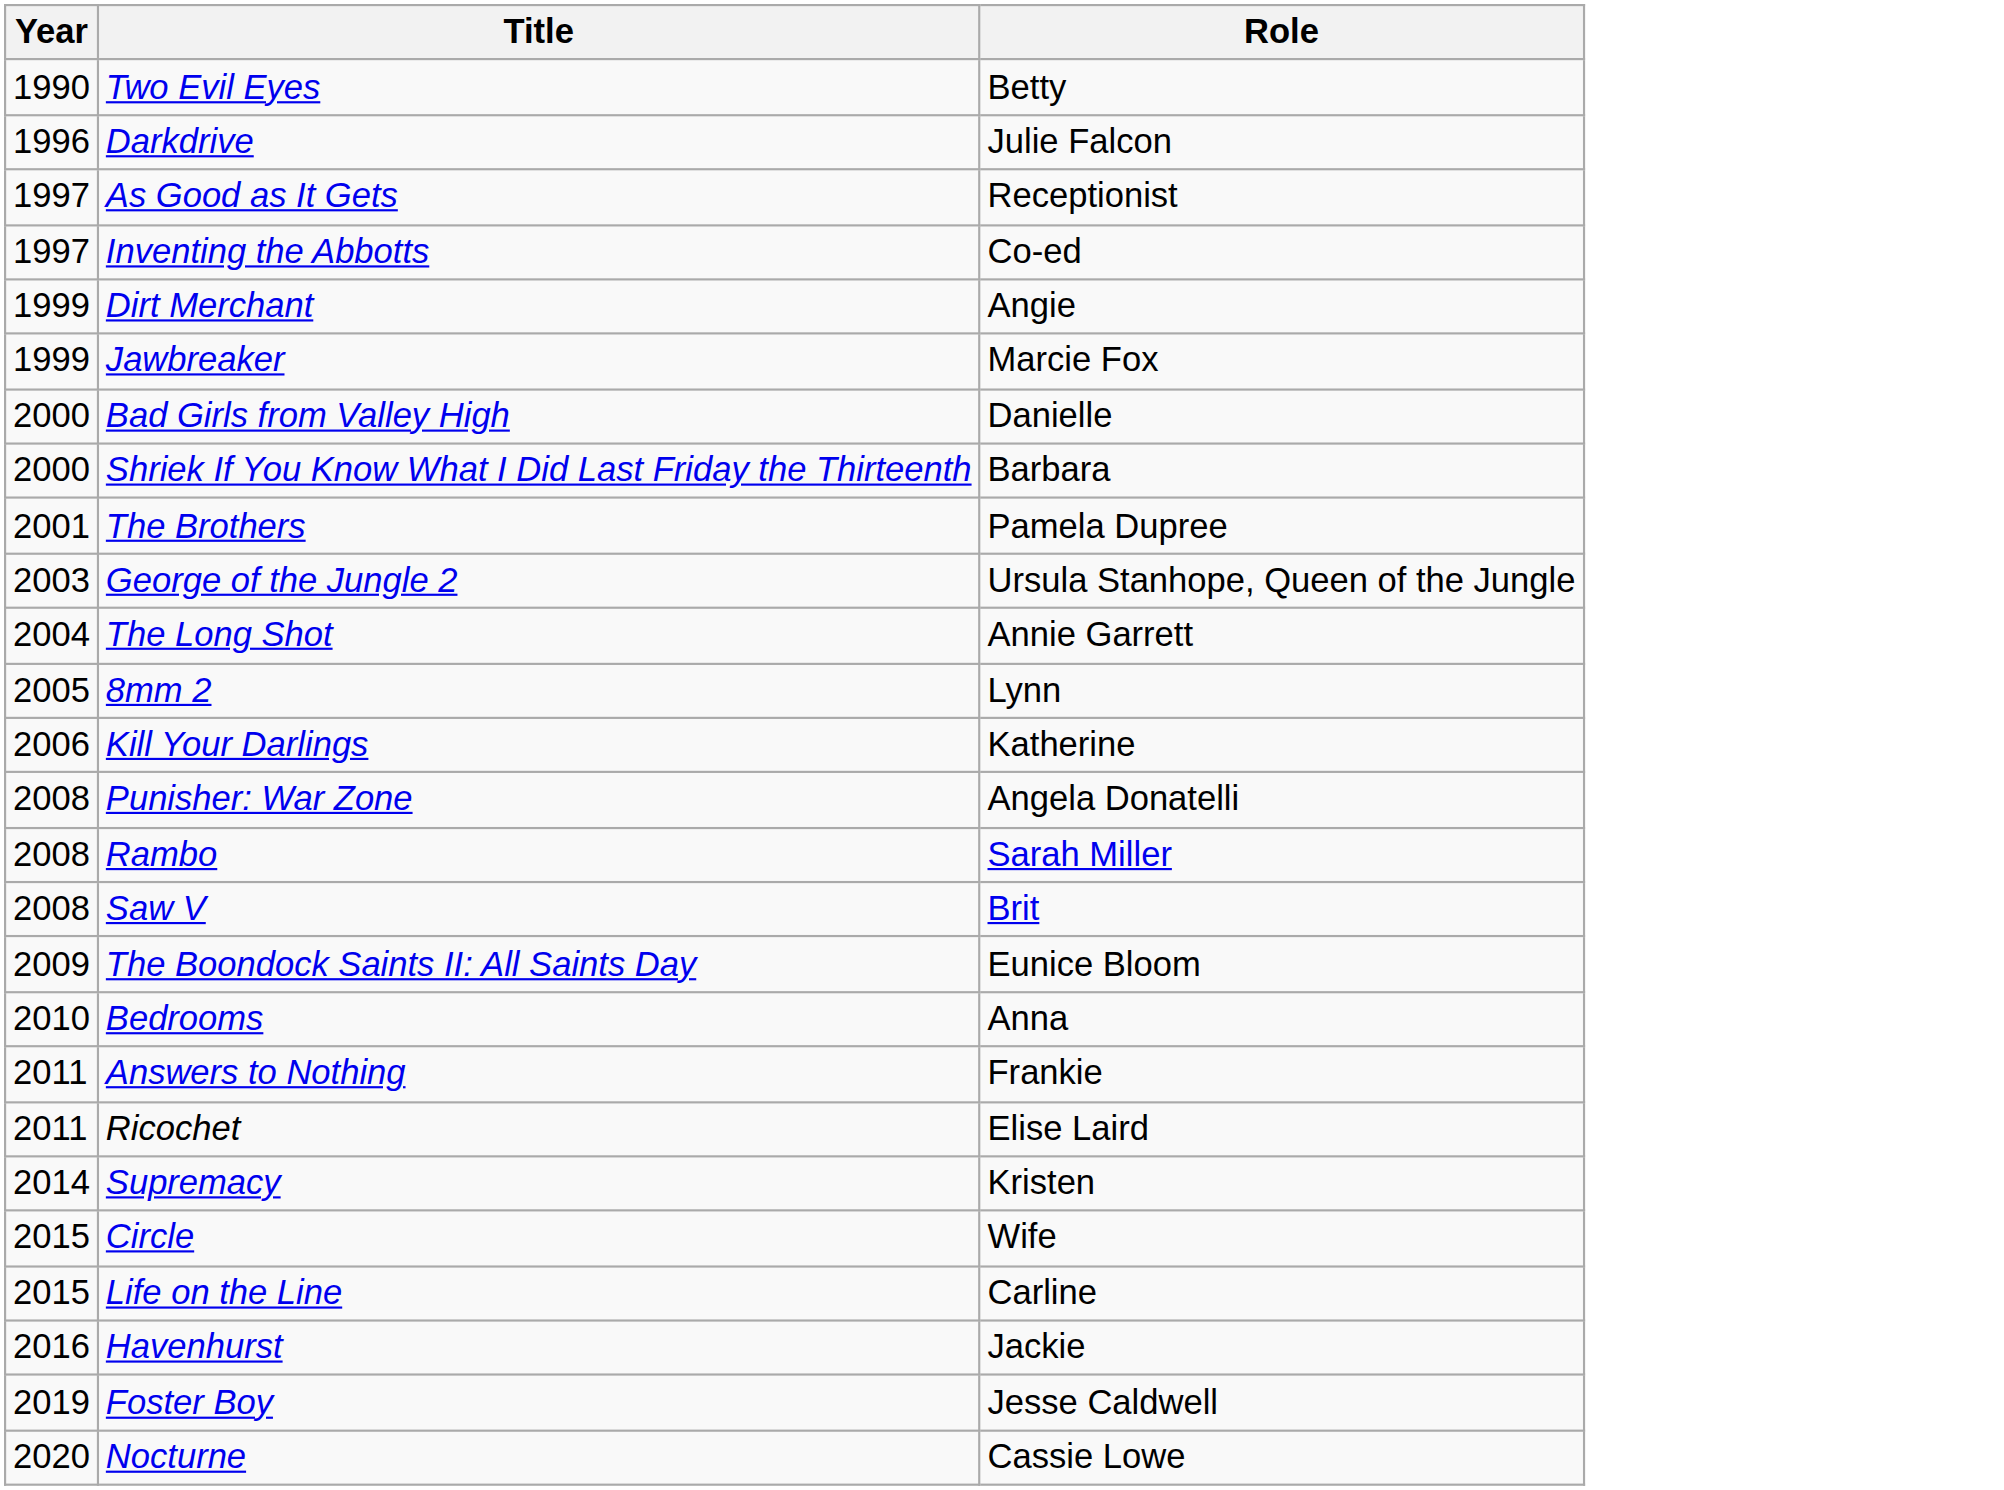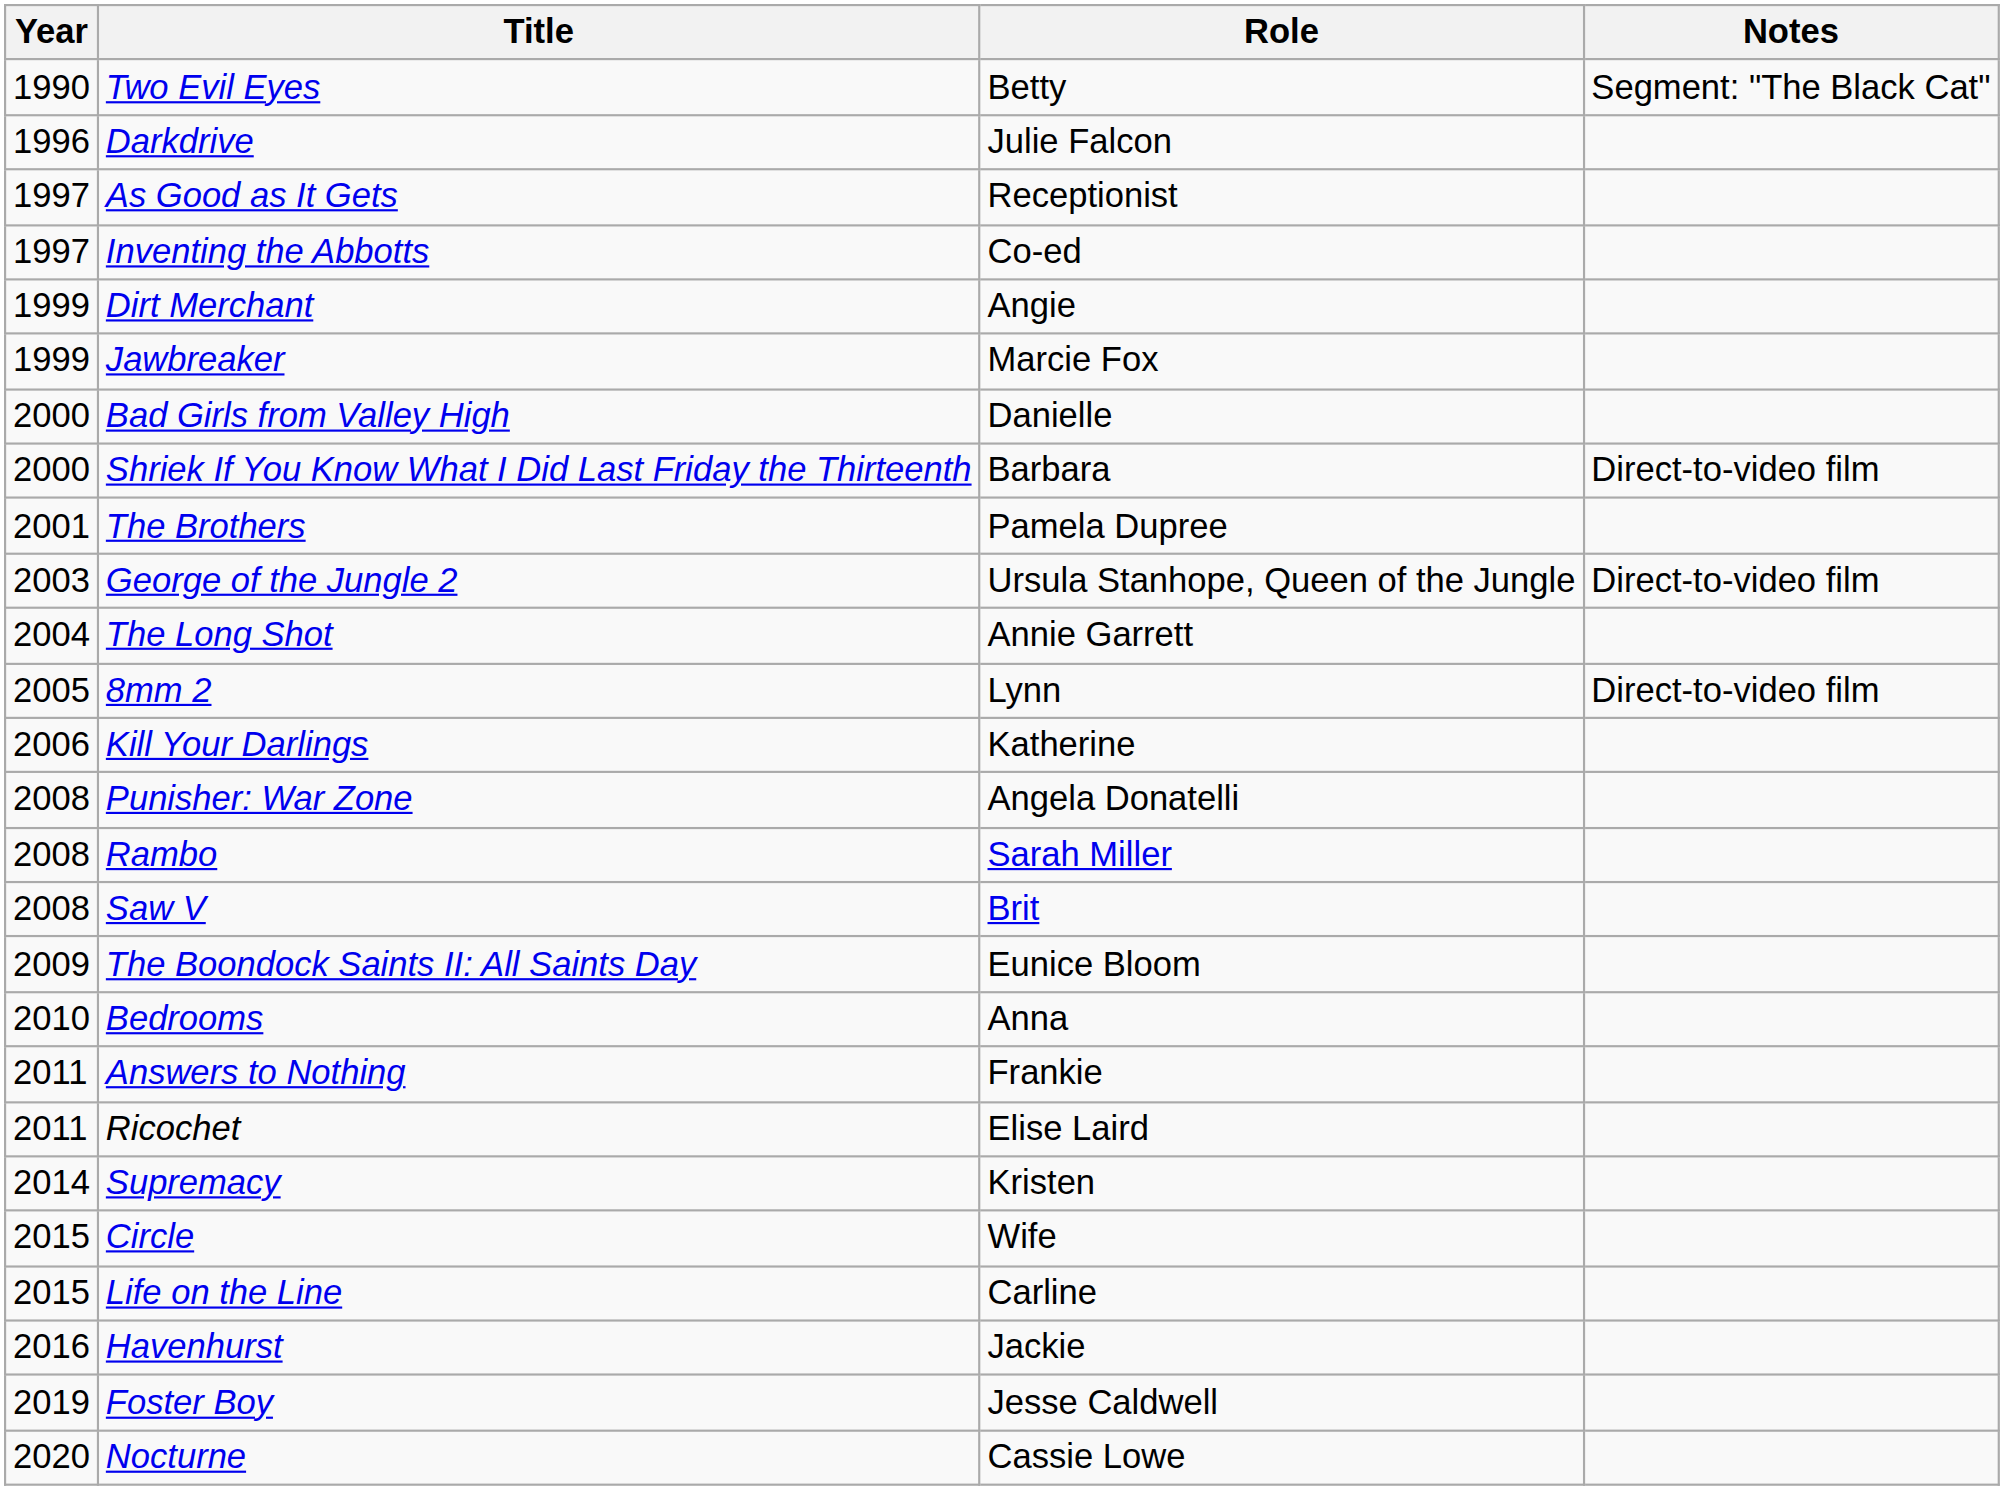+ column: (1791, 31)
